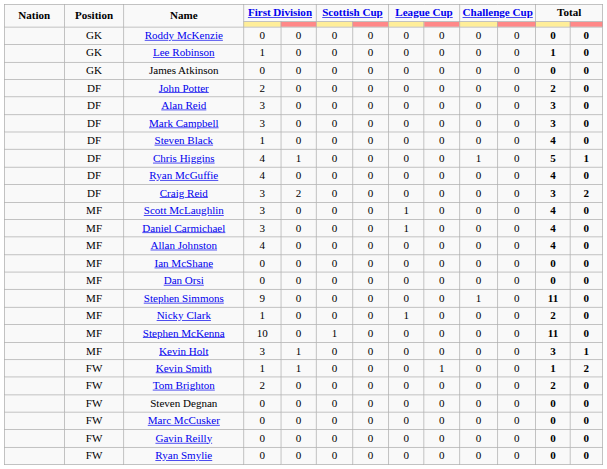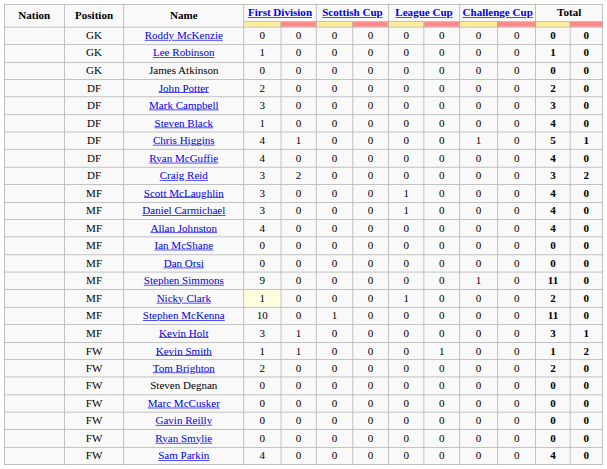- row: (184, 105)
(262, 315) no background -> (262, 298) lightyellow background
+ row: (184, 456)
